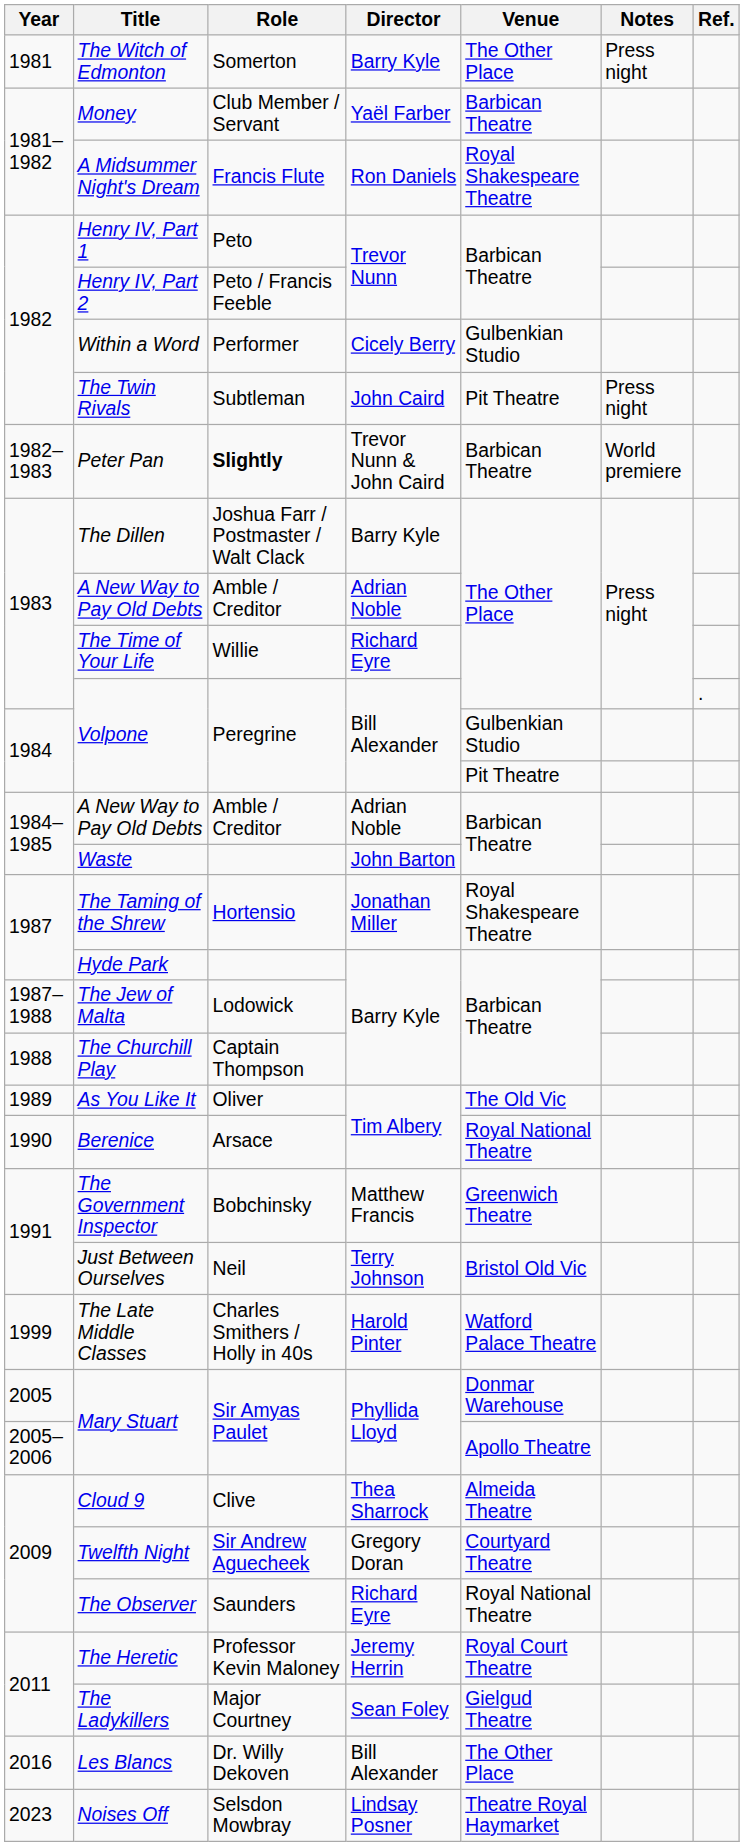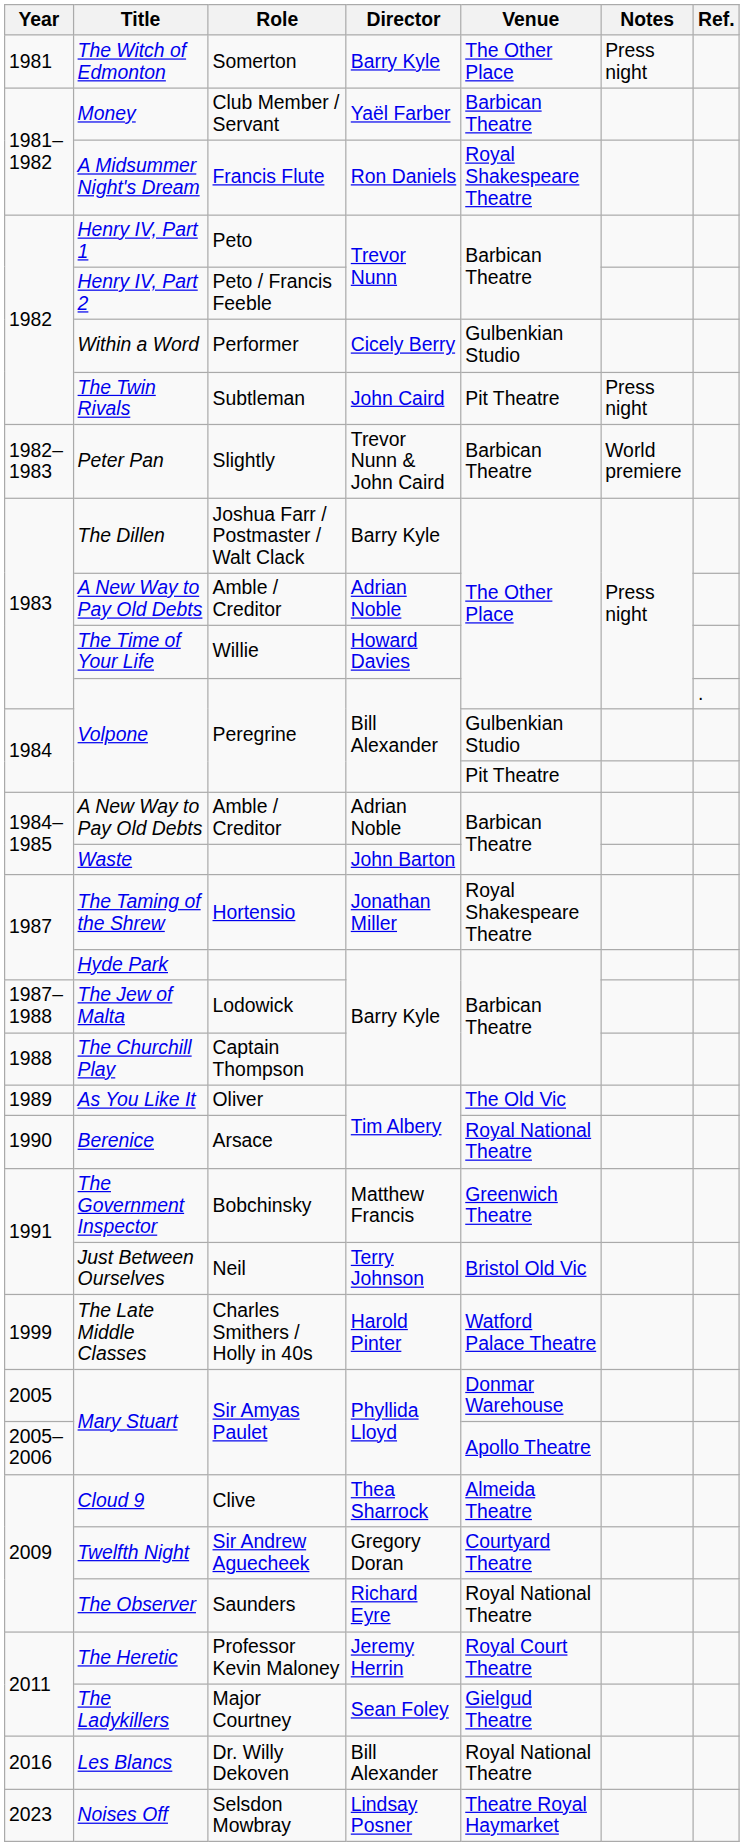(247, 461) bold -> (244, 461) normal
(384, 651) Richard Eyre -> (384, 651) Howard Davies
(509, 1762) The Other Place -> (528, 1762) Royal National Theatre
